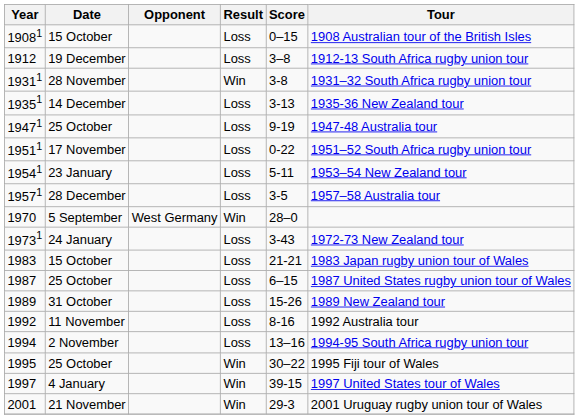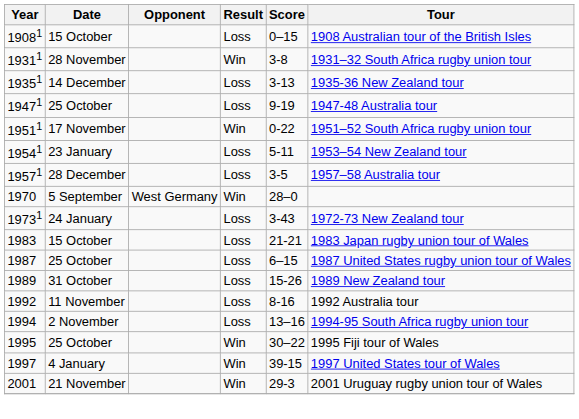- row: (22, 58)
(237, 149) Loss -> (235, 129) Win
